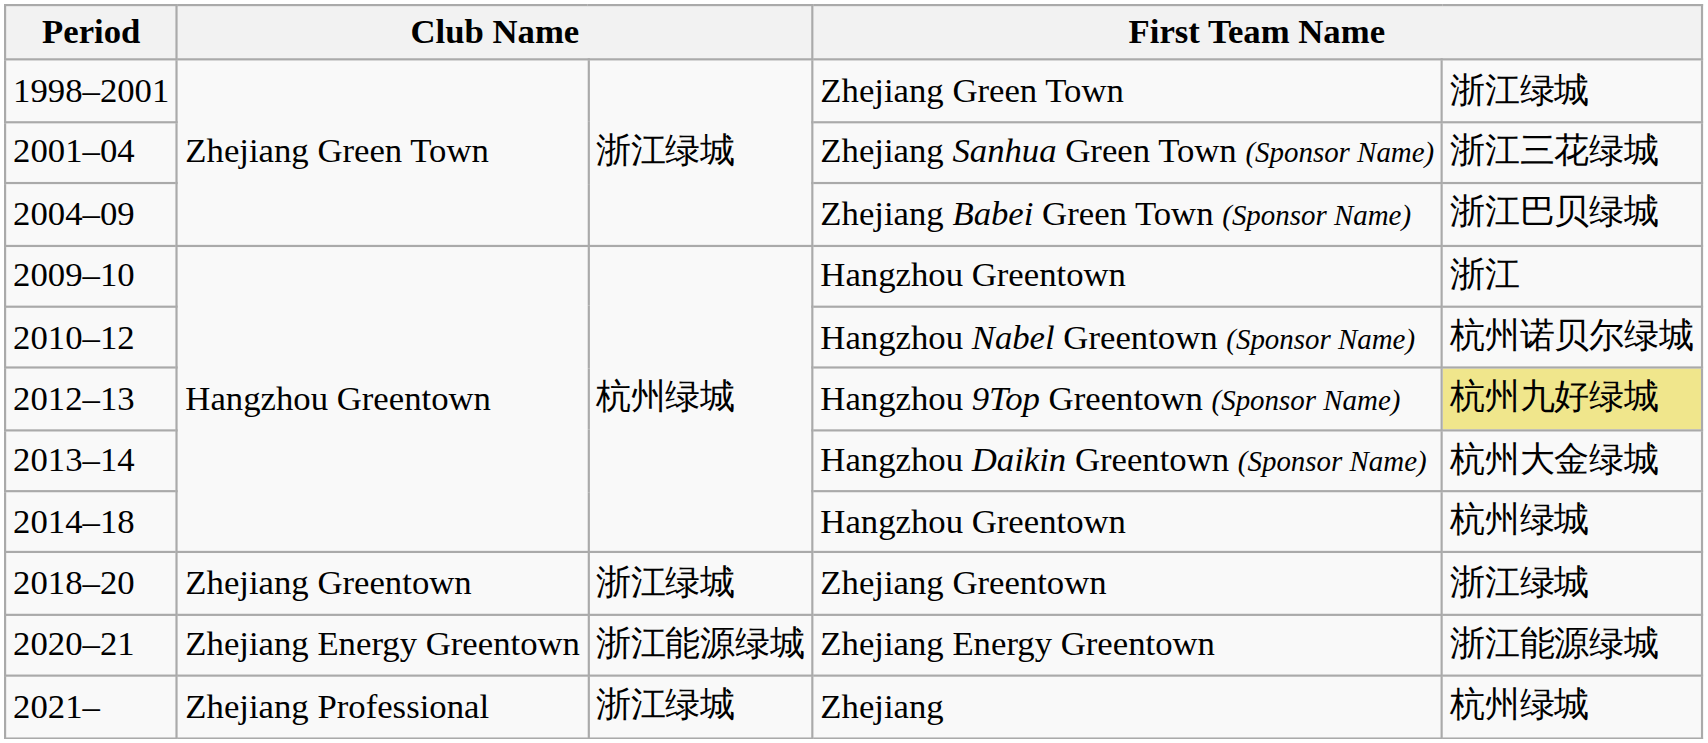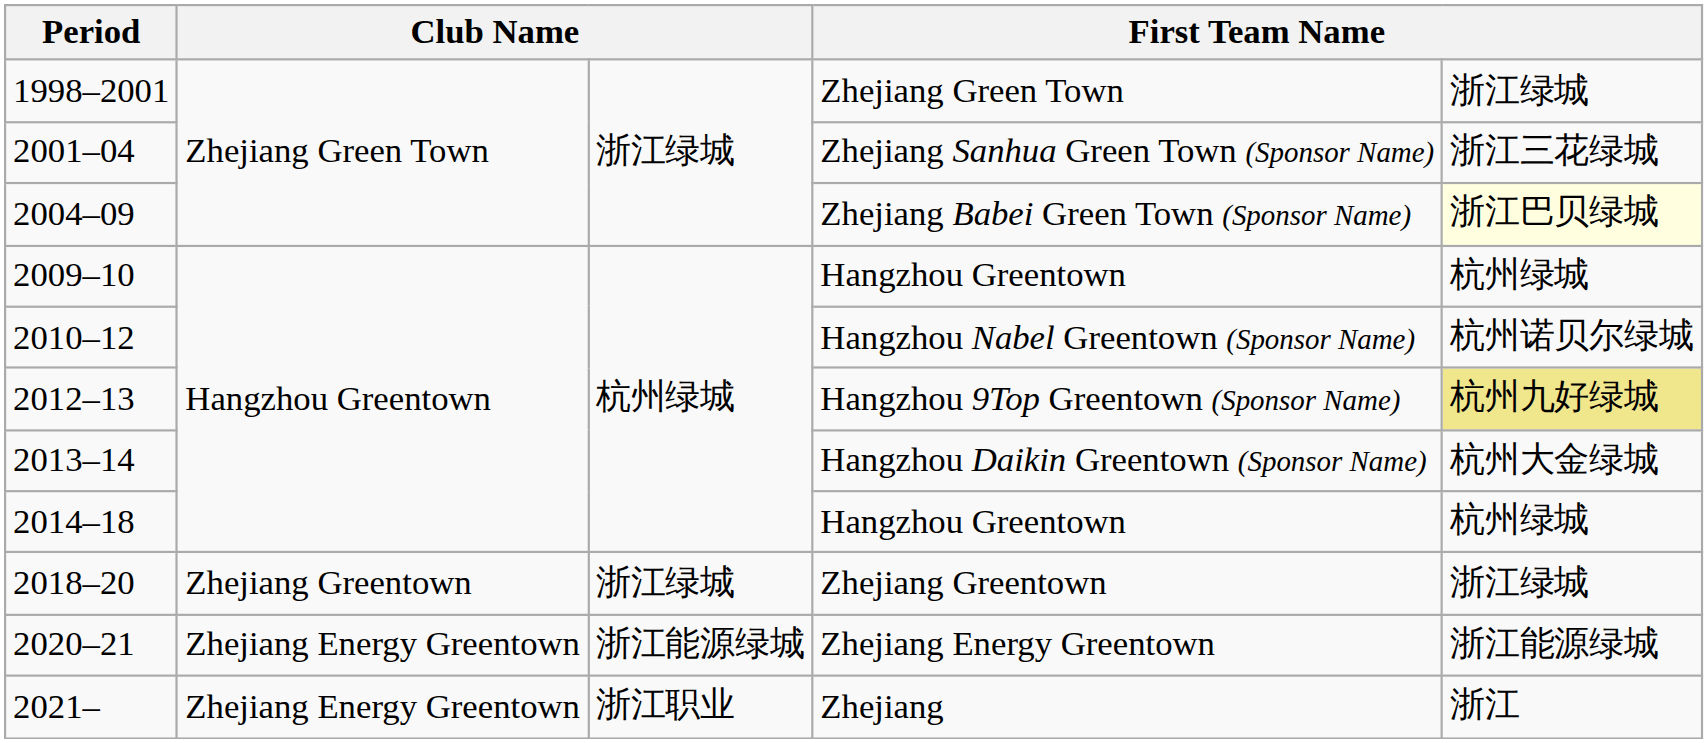(1554, 212) no background -> (1554, 212) lightyellow background
(1485, 273) 浙江 -> (1520, 273) 杭州绿城
(337, 706) Zhejiang Professional -> (383, 706) Zhejiang Energy Greentown
(665, 705) 浙江绿城 -> (665, 705) 浙江职业
(1520, 705) 杭州绿城 -> (1485, 705) 浙江
